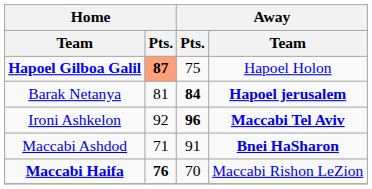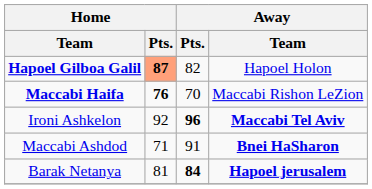(193, 69) 75 -> (193, 69) 82
rows swapped: (75, 171) <-> (75, 94)
